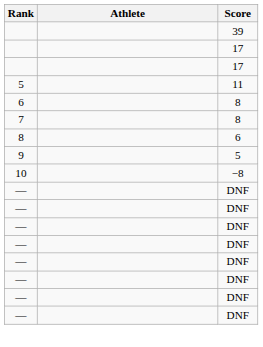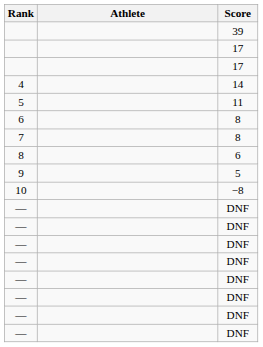+ row: (21, 84)
